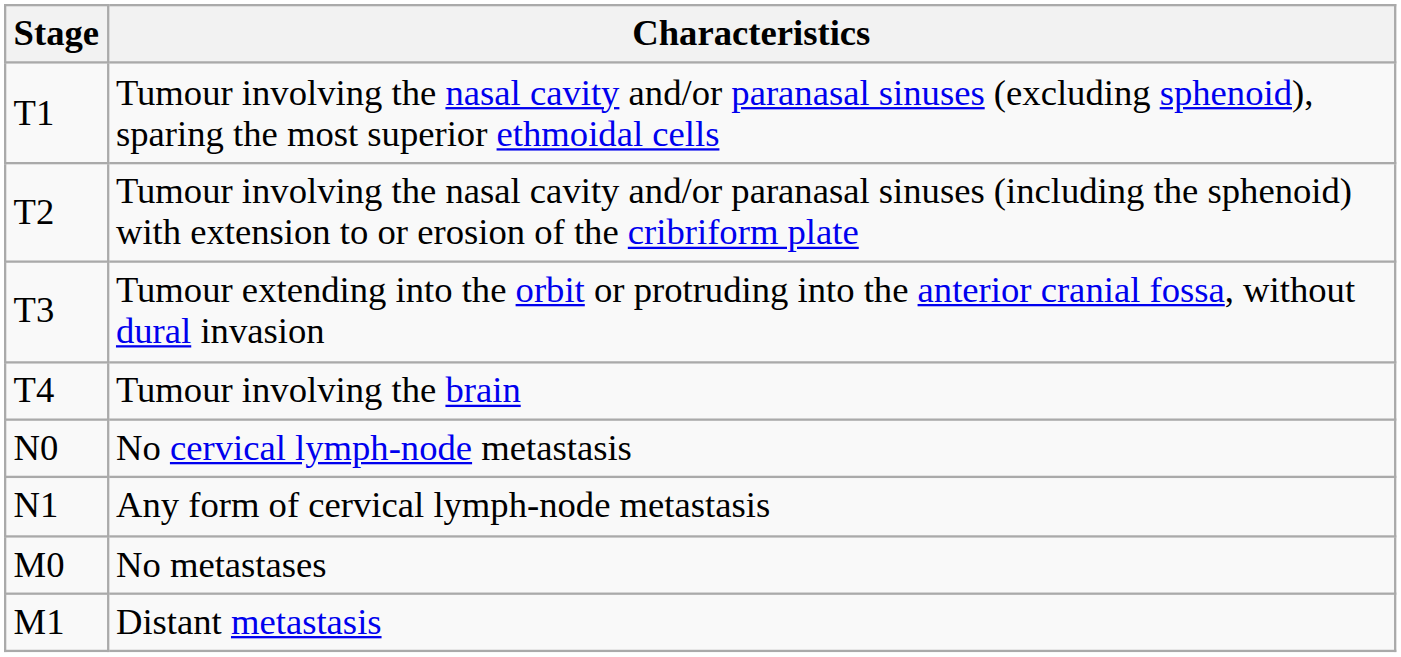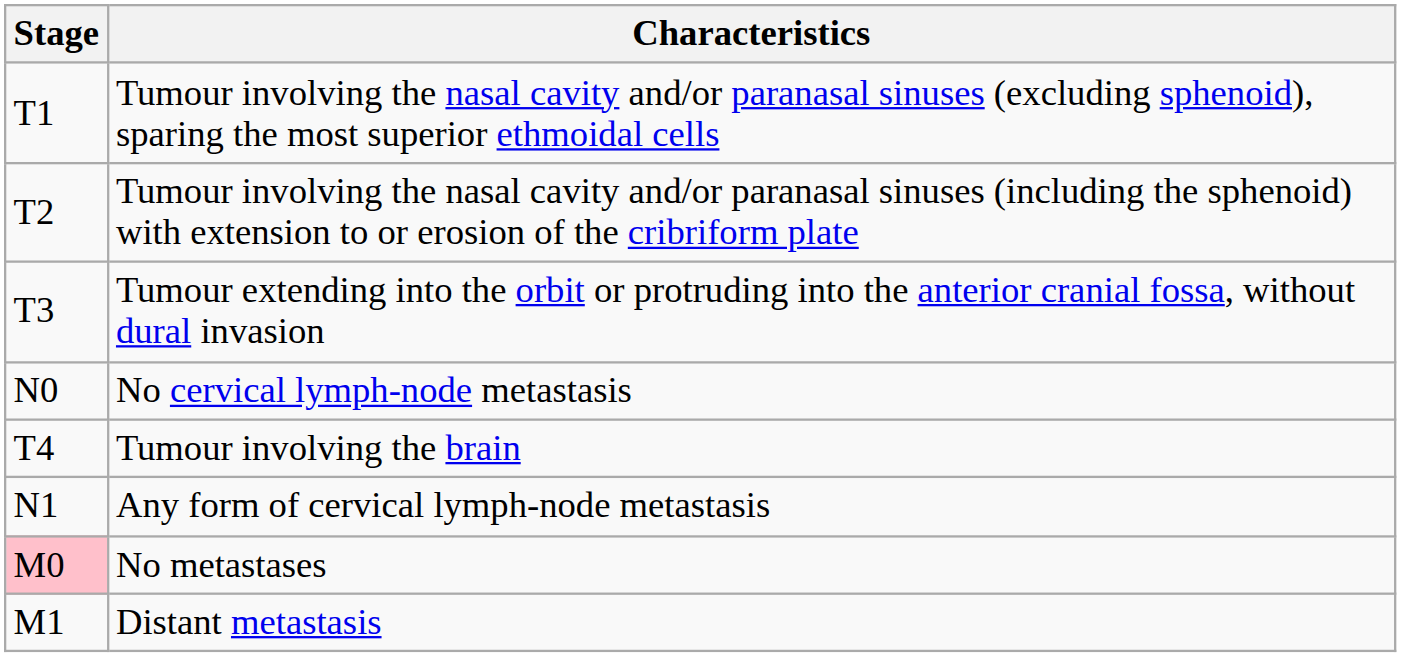rows swapped: (318, 389) <-> (374, 447)
(39, 563) no background -> (39, 563) pink background
